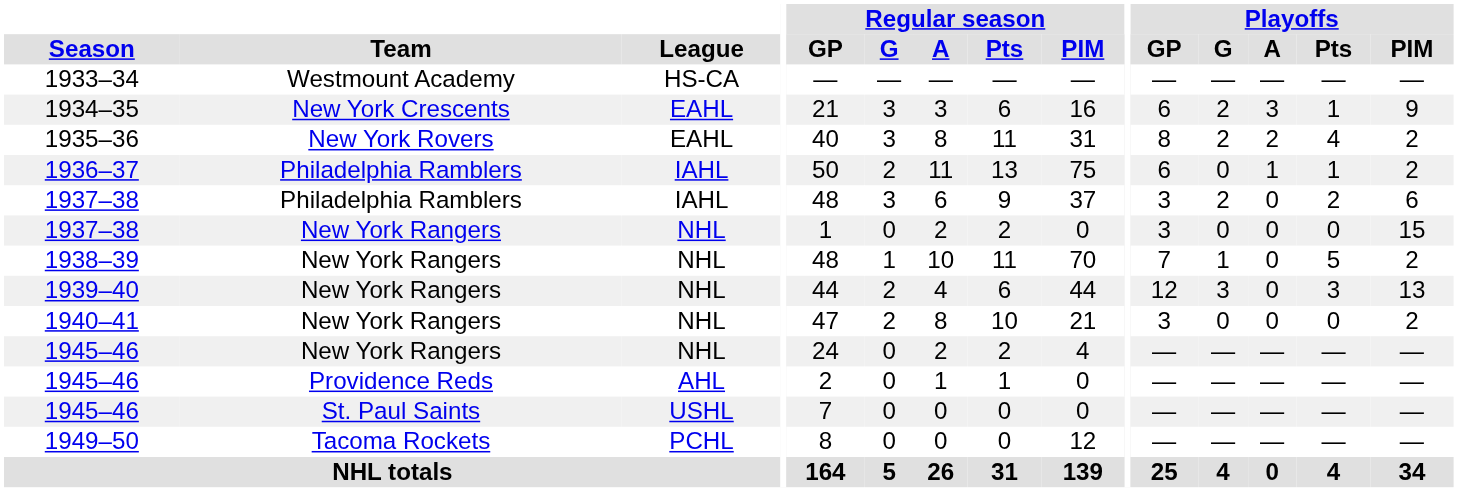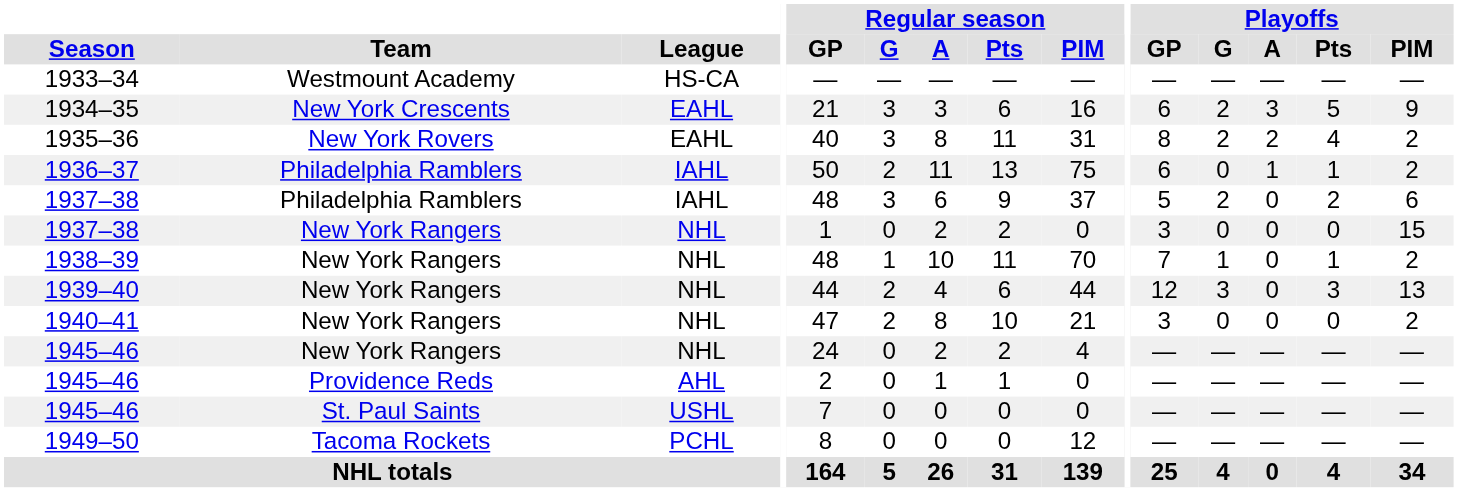(1334, 109) 1 -> (1334, 109) 5
(1164, 200) 3 -> (1164, 200) 5
(1334, 260) 5 -> (1334, 260) 1
